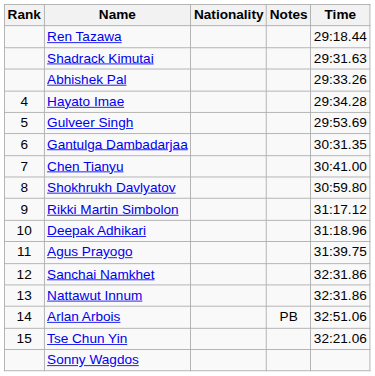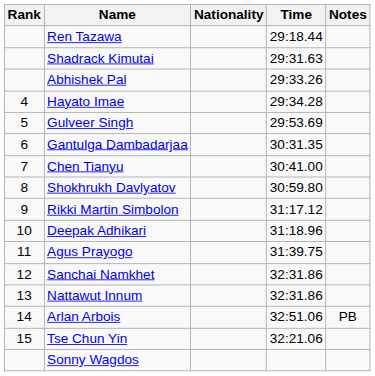columns swapped: (340, 15) <-> (289, 15)
